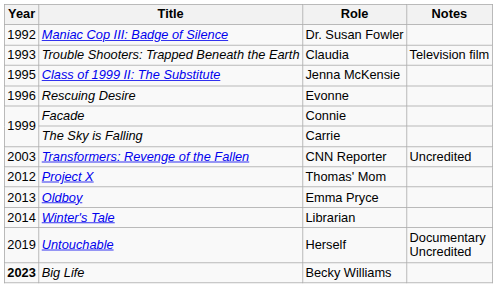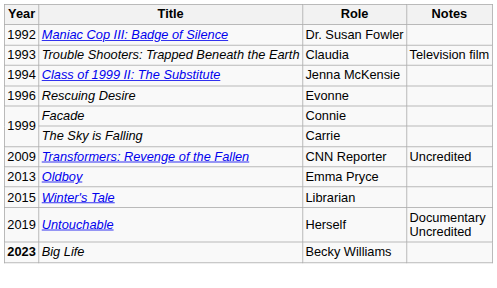(22, 75) 1995 -> (22, 75) 1994
(22, 156) 2003 -> (22, 156) 2009
- row: (68, 177)
(22, 217) 2014 -> (22, 197) 2015
